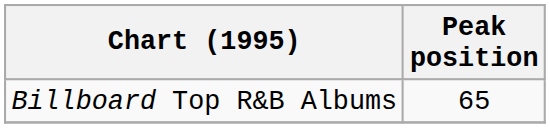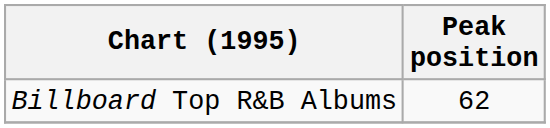(474, 101) 65 -> (474, 101) 62
